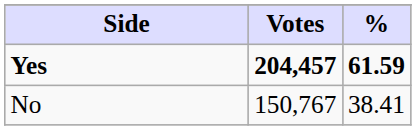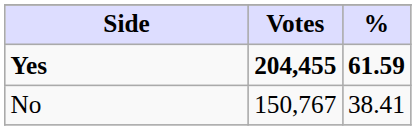(295, 64) 204,457 -> (295, 64) 204,455
